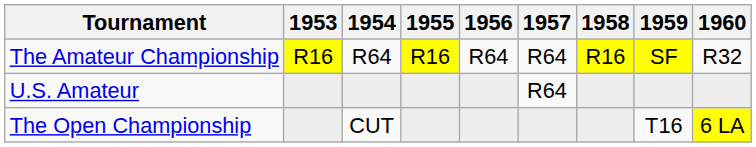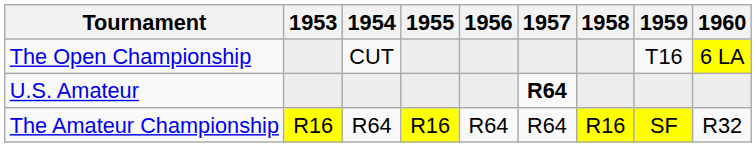rows swapped: (130, 125) <-> (144, 57)
(547, 91) normal -> (547, 91) bold
